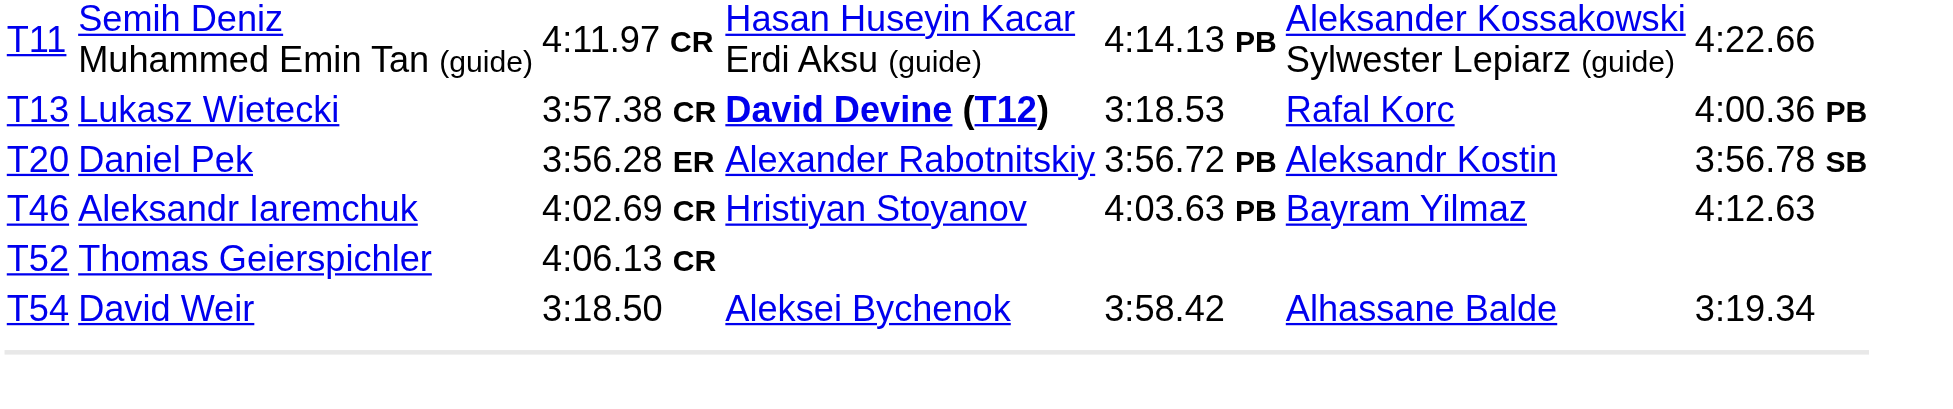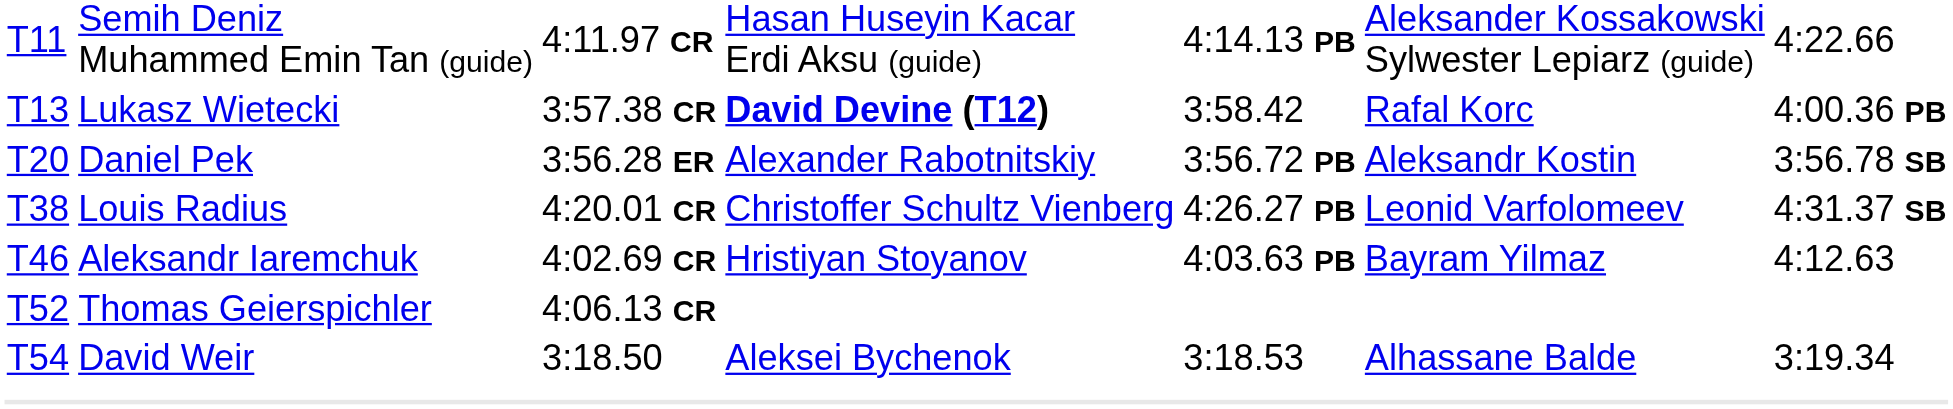(1165, 109) 3:18.53 -> (1244, 109) 3:58.42
+ row: (38, 209)
(1165, 308) 3:58.42 -> (1244, 358) 3:18.53
